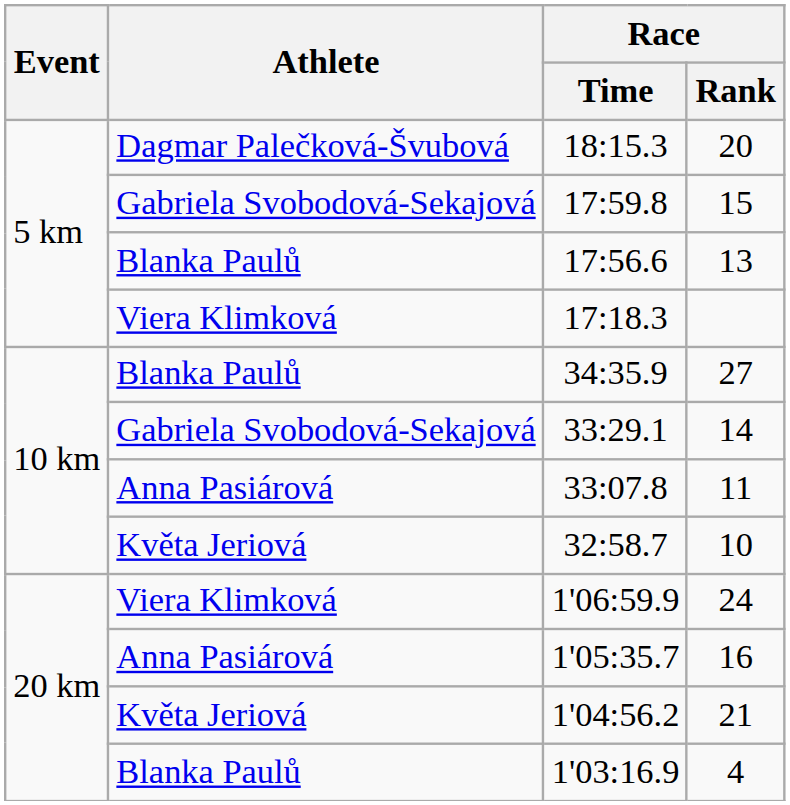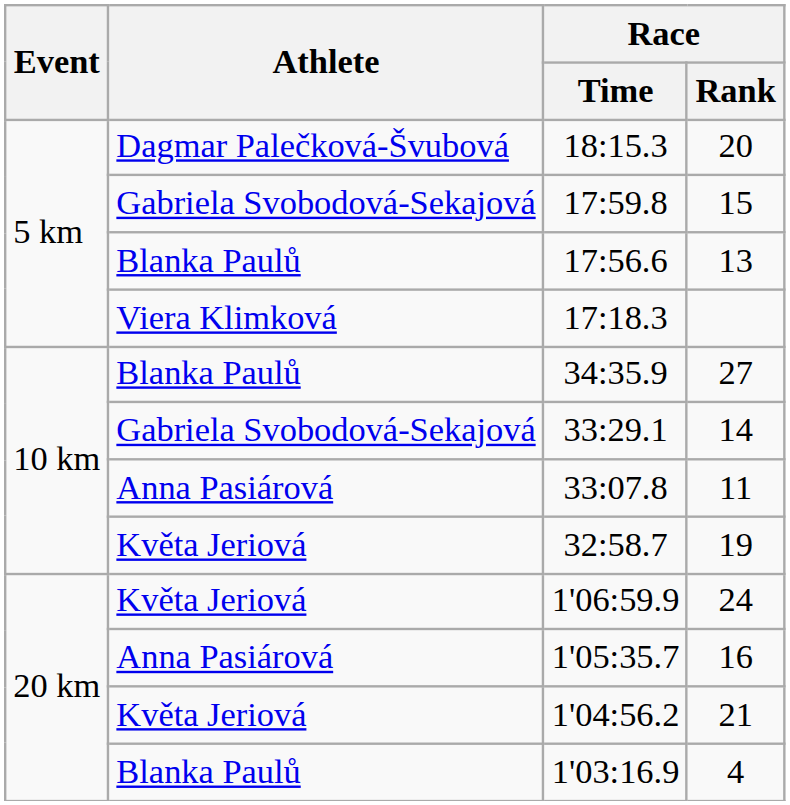(736, 544) 10 -> (736, 544) 19
(227, 600) Viera Klimková -> (211, 600) Květa Jeriová
